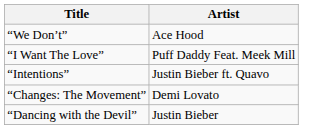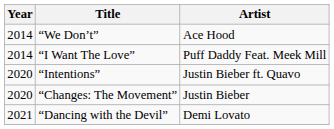+ column: (20, 14)
(185, 94) Demi Lovato -> (216, 94) Justin Bieber
(185, 114) Justin Bieber -> (217, 114) Demi Lovato
